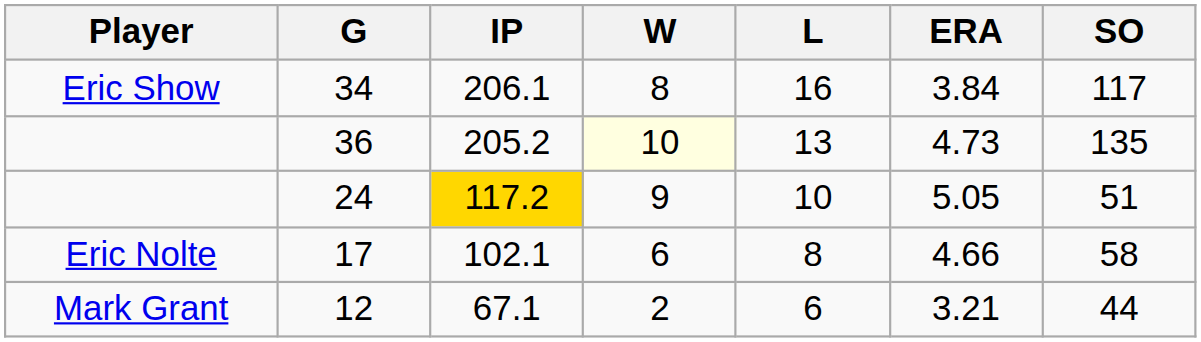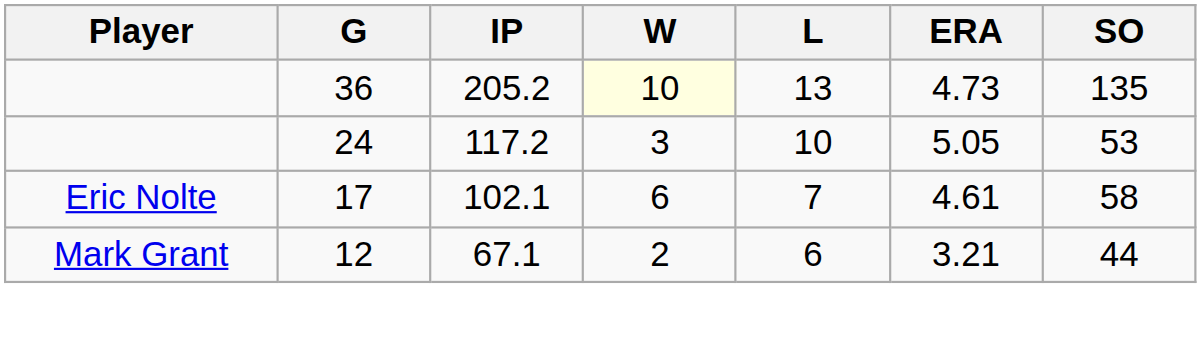- row: (354, 87)
(507, 198) gold background -> (507, 142) no background
(660, 198) 9 -> (660, 142) 3
(1119, 198) 51 -> (1119, 142) 53
(813, 253) 8 -> (813, 198) 7
(966, 253) 4.66 -> (966, 198) 4.61
